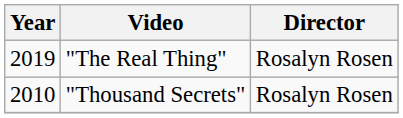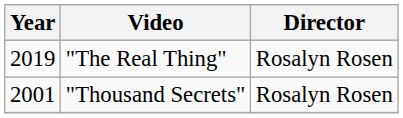(33, 94) 2010 -> (33, 94) 2001
